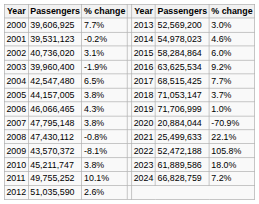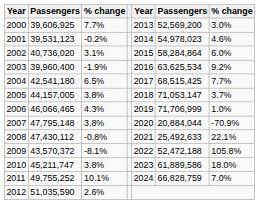(52, 81) 42,547,480 -> (52, 81) 42,541,180
(180, 136) 25,499,633 -> (180, 136) 25,492,633
(221, 178) 7.2% -> (221, 178) 7.0%
